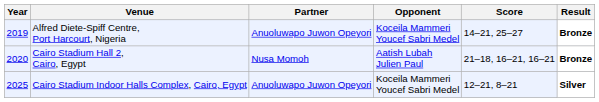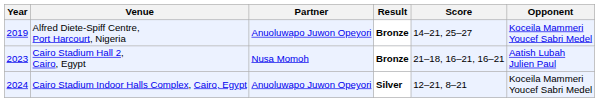columns swapped: (418, 12) <-> (576, 12)
(17, 59) 2020 -> (17, 59) 2023
(17, 85) 2025 -> (17, 85) 2024
